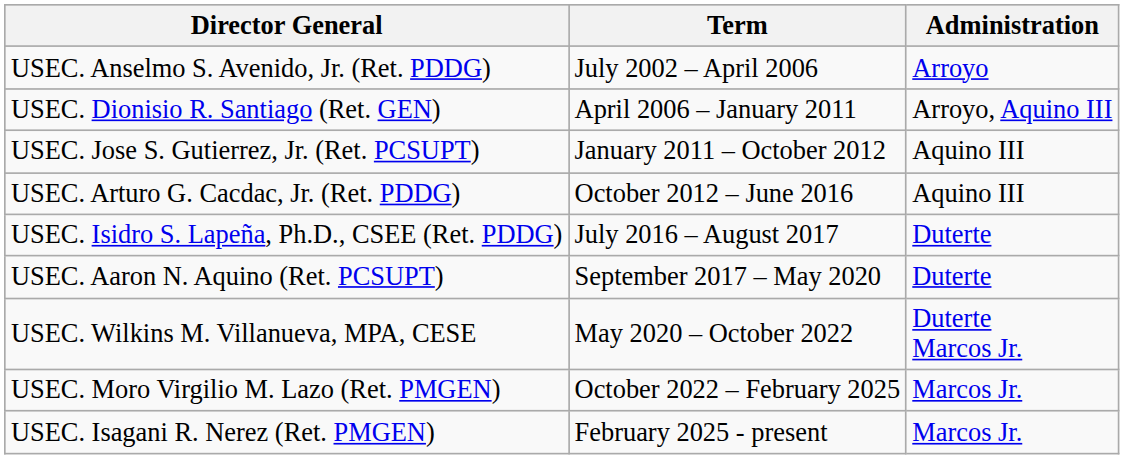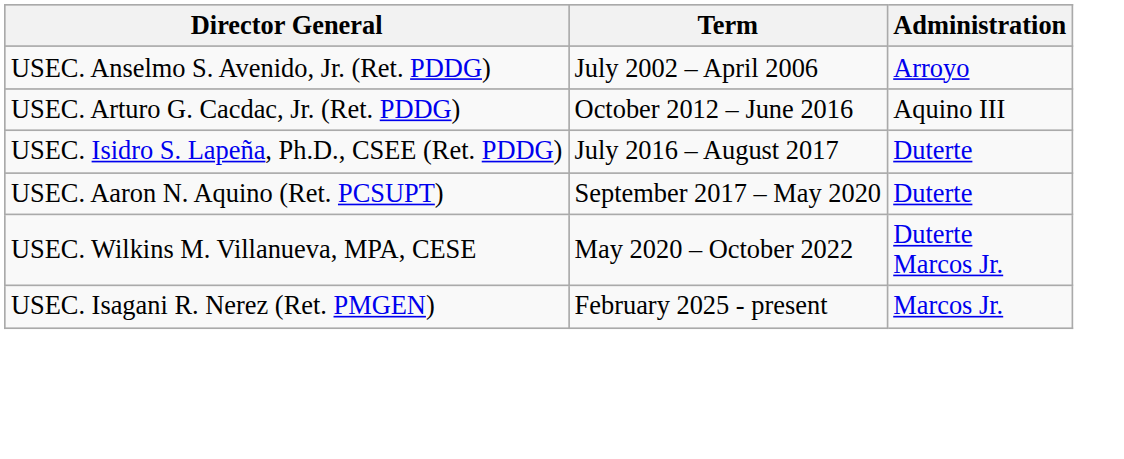- row: (226, 109)
- row: (245, 151)
- row: (256, 390)
